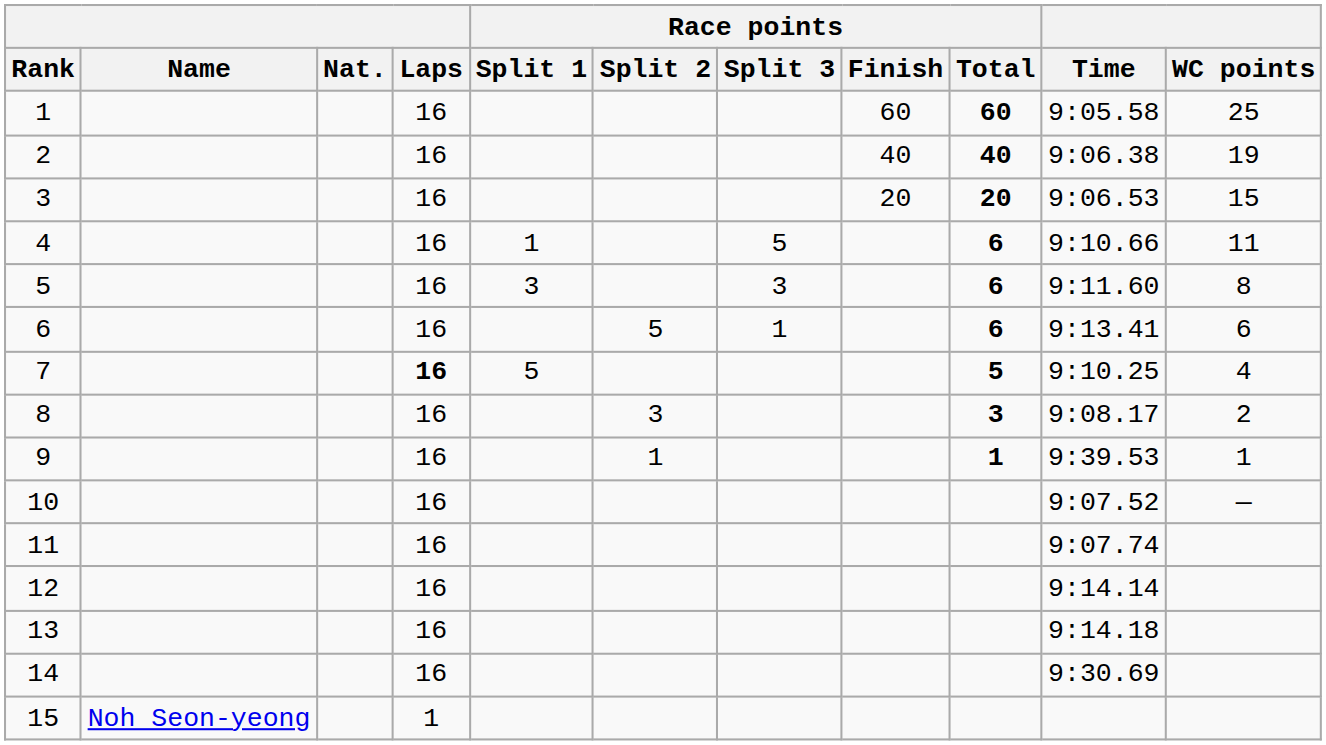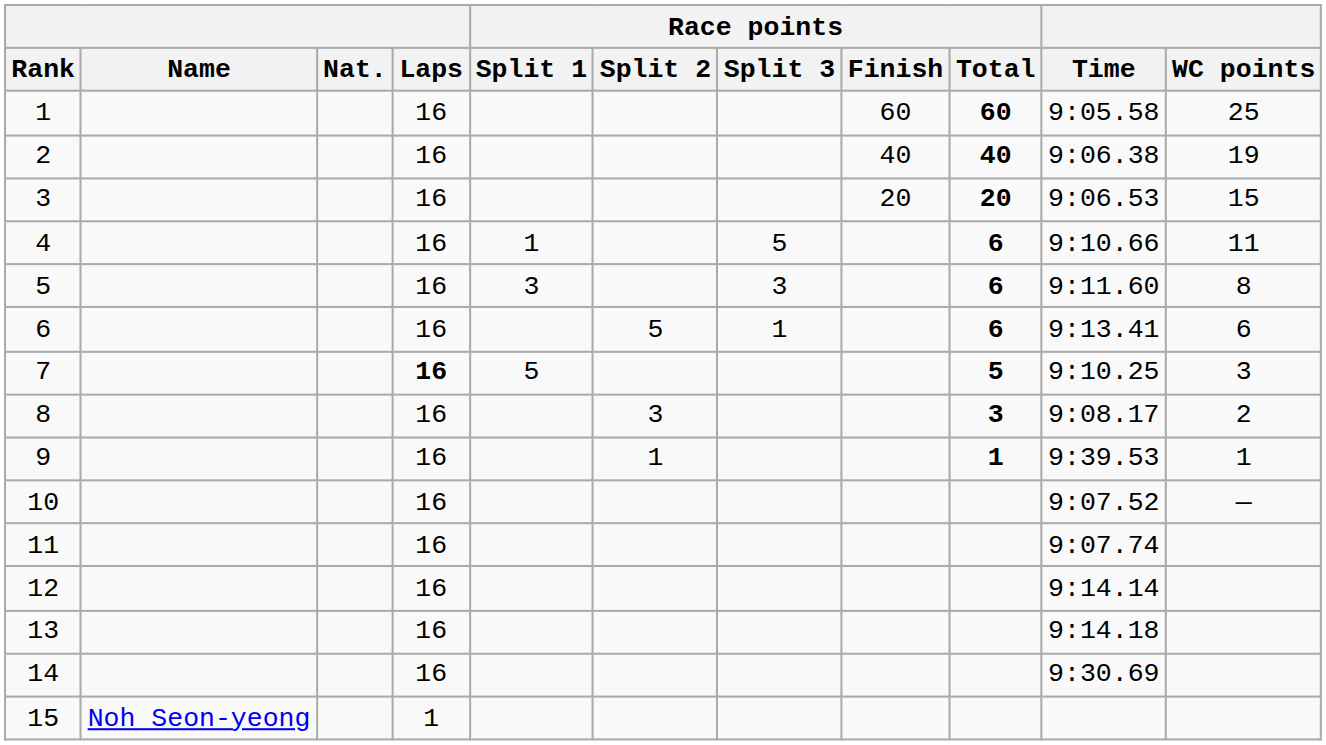(1244, 372) 4 -> (1244, 372) 3
